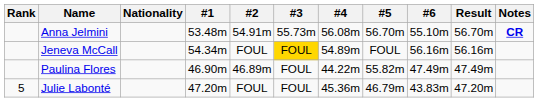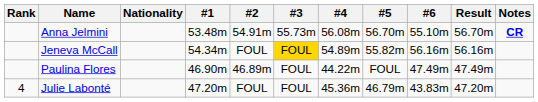(385, 50) FOUL -> (385, 50) 55.82m
(385, 69) 55.82m -> (385, 69) FOUL
(21, 87) 5 -> (21, 87) 4
